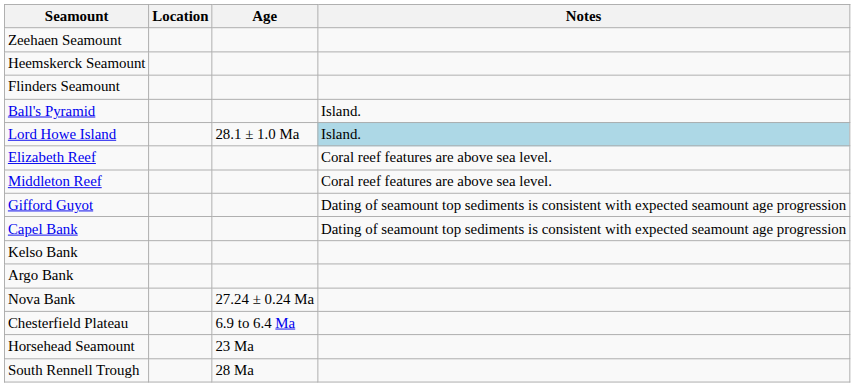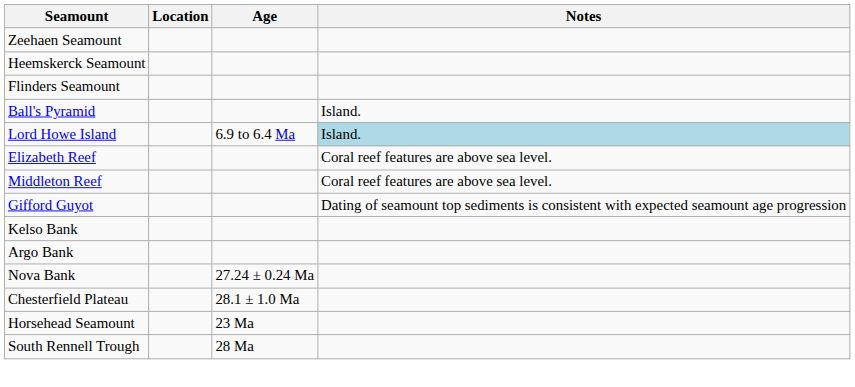(257, 134) 28.1 ± 1.0 Ma -> (255, 134) 6.9 to 6.4 Ma
- row: (43, 228)
(255, 323) 6.9 to 6.4 Ma -> (257, 299) 28.1 ± 1.0 Ma
